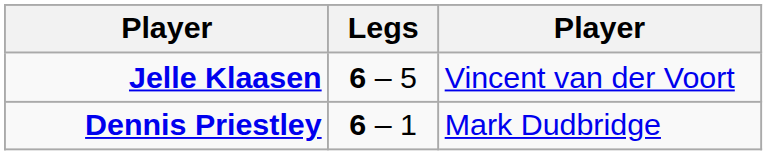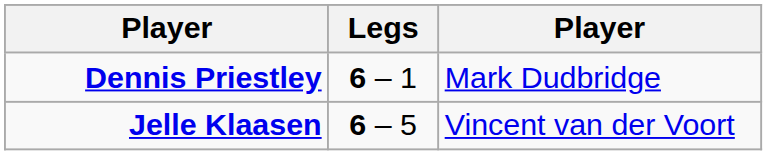rows swapped: (225, 76) <-> (203, 125)
